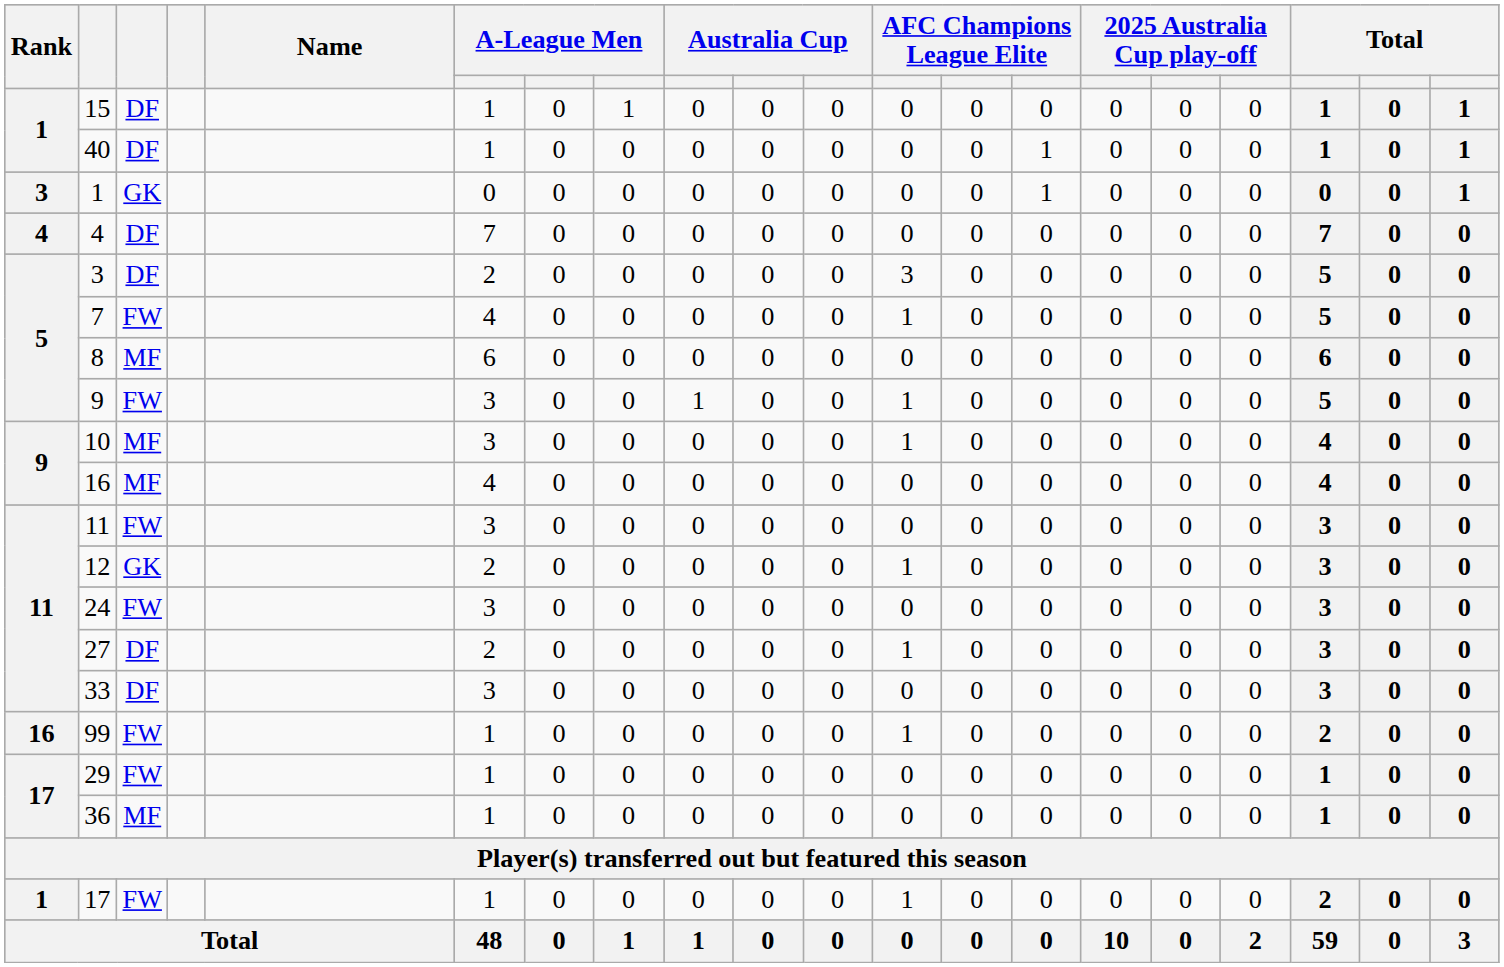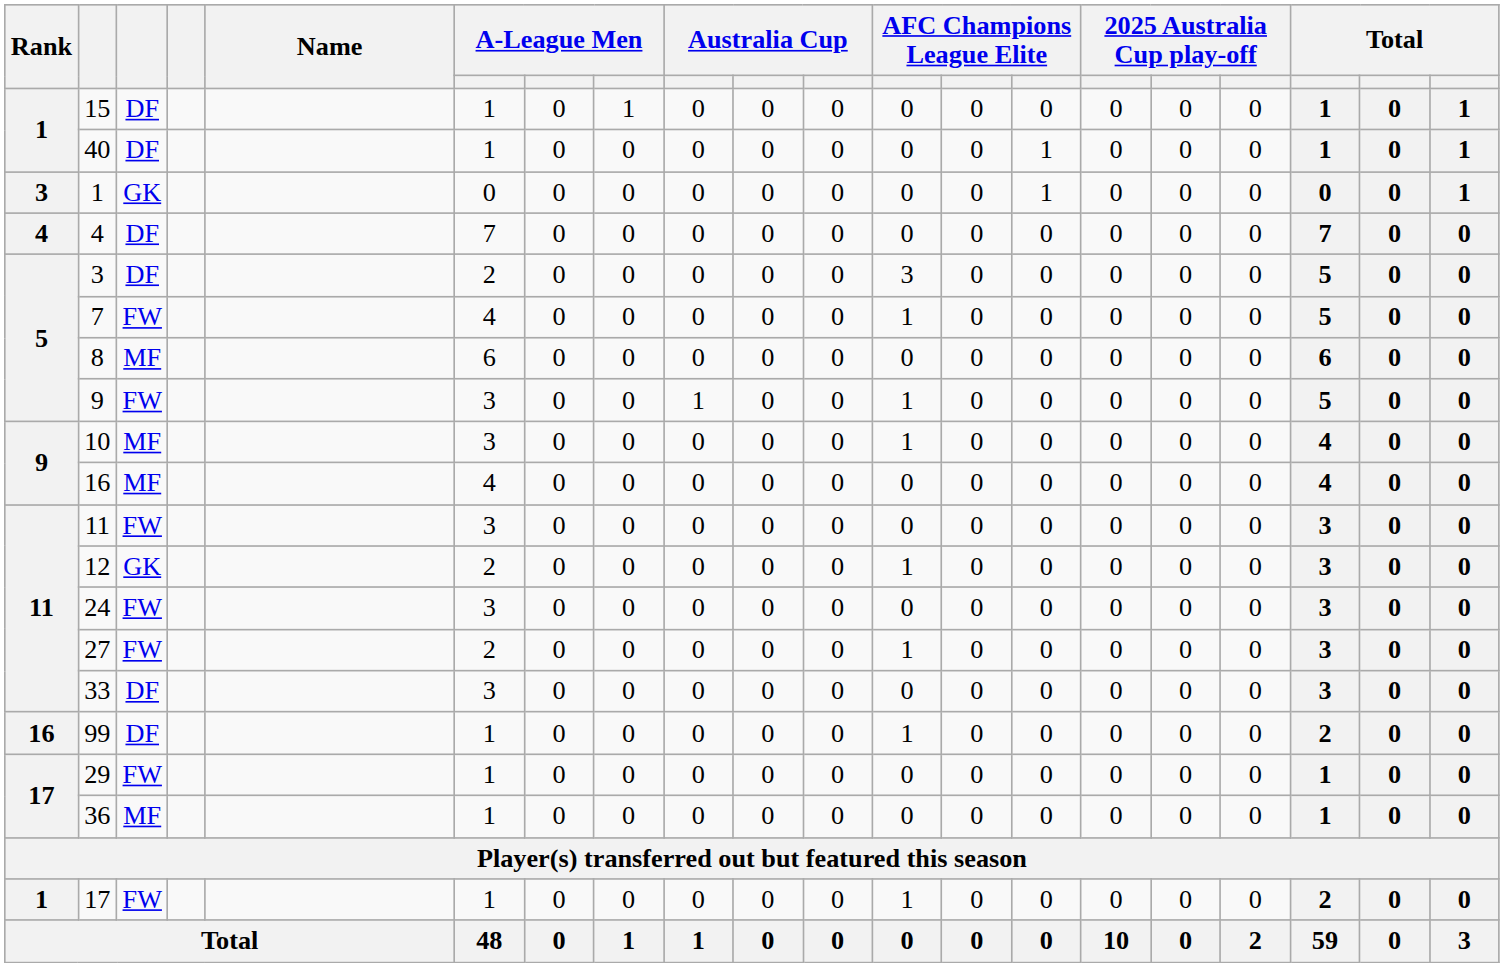(142, 649) DF -> (142, 649) FW
(142, 732) FW -> (142, 732) DF
